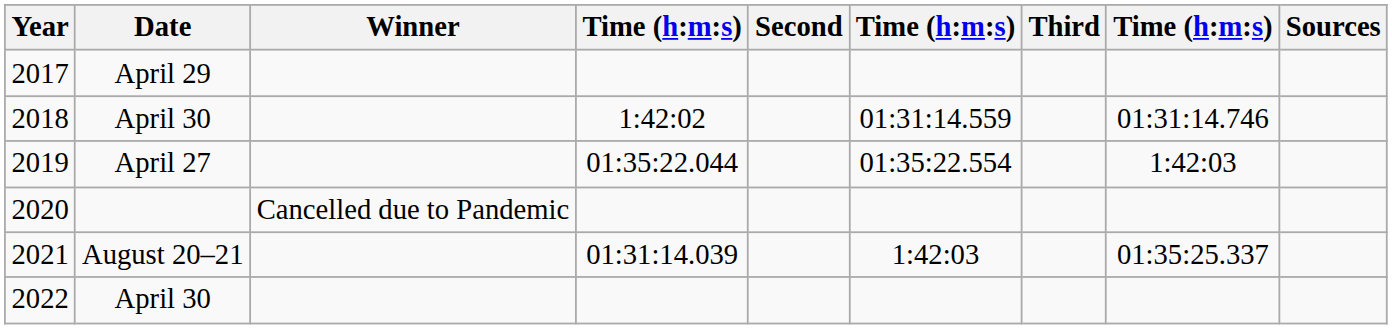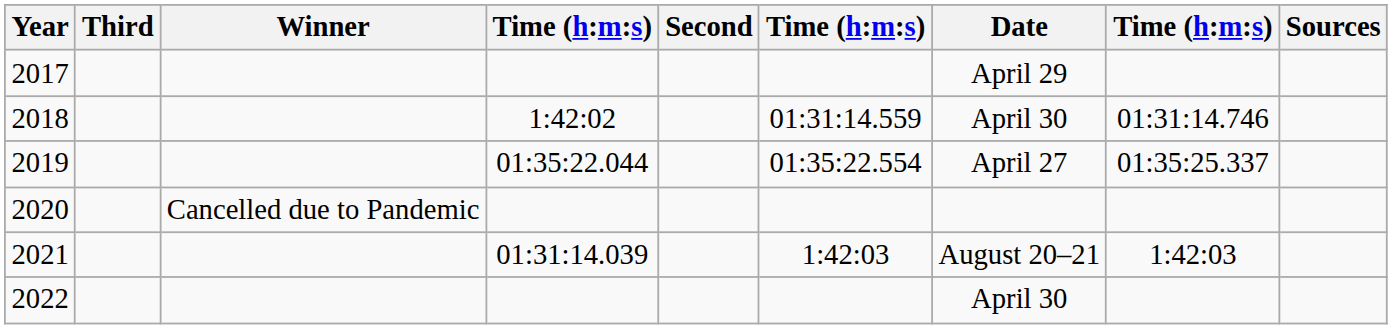columns swapped: (163, 27) <-> (1064, 27)
(1193, 163) 1:42:03 -> (1193, 163) 01:35:25.337
(1193, 254) 01:35:25.337 -> (1193, 254) 1:42:03
